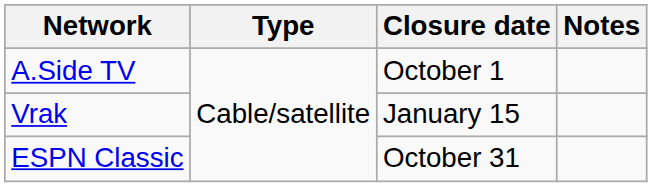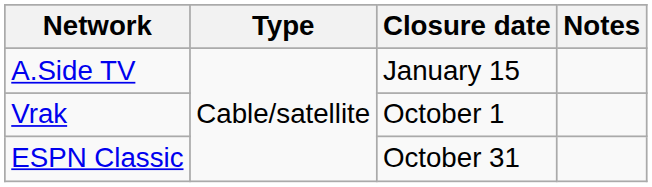(444, 70) October 1 -> (451, 70) January 15
(451, 114) January 15 -> (444, 114) October 1
